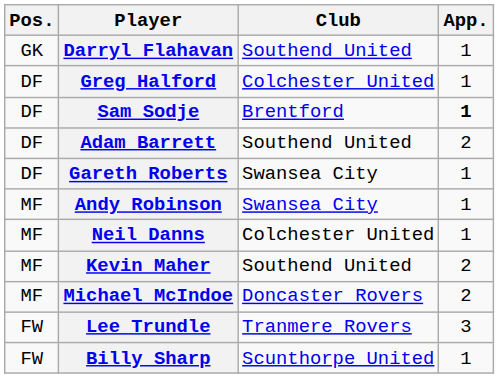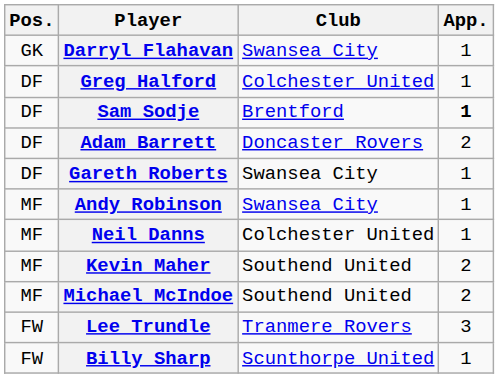(327, 51) Southend United -> (310, 51) Swansea City
(327, 143) Southend United -> (333, 143) Doncaster Rovers
(333, 297) Doncaster Rovers -> (327, 297) Southend United
